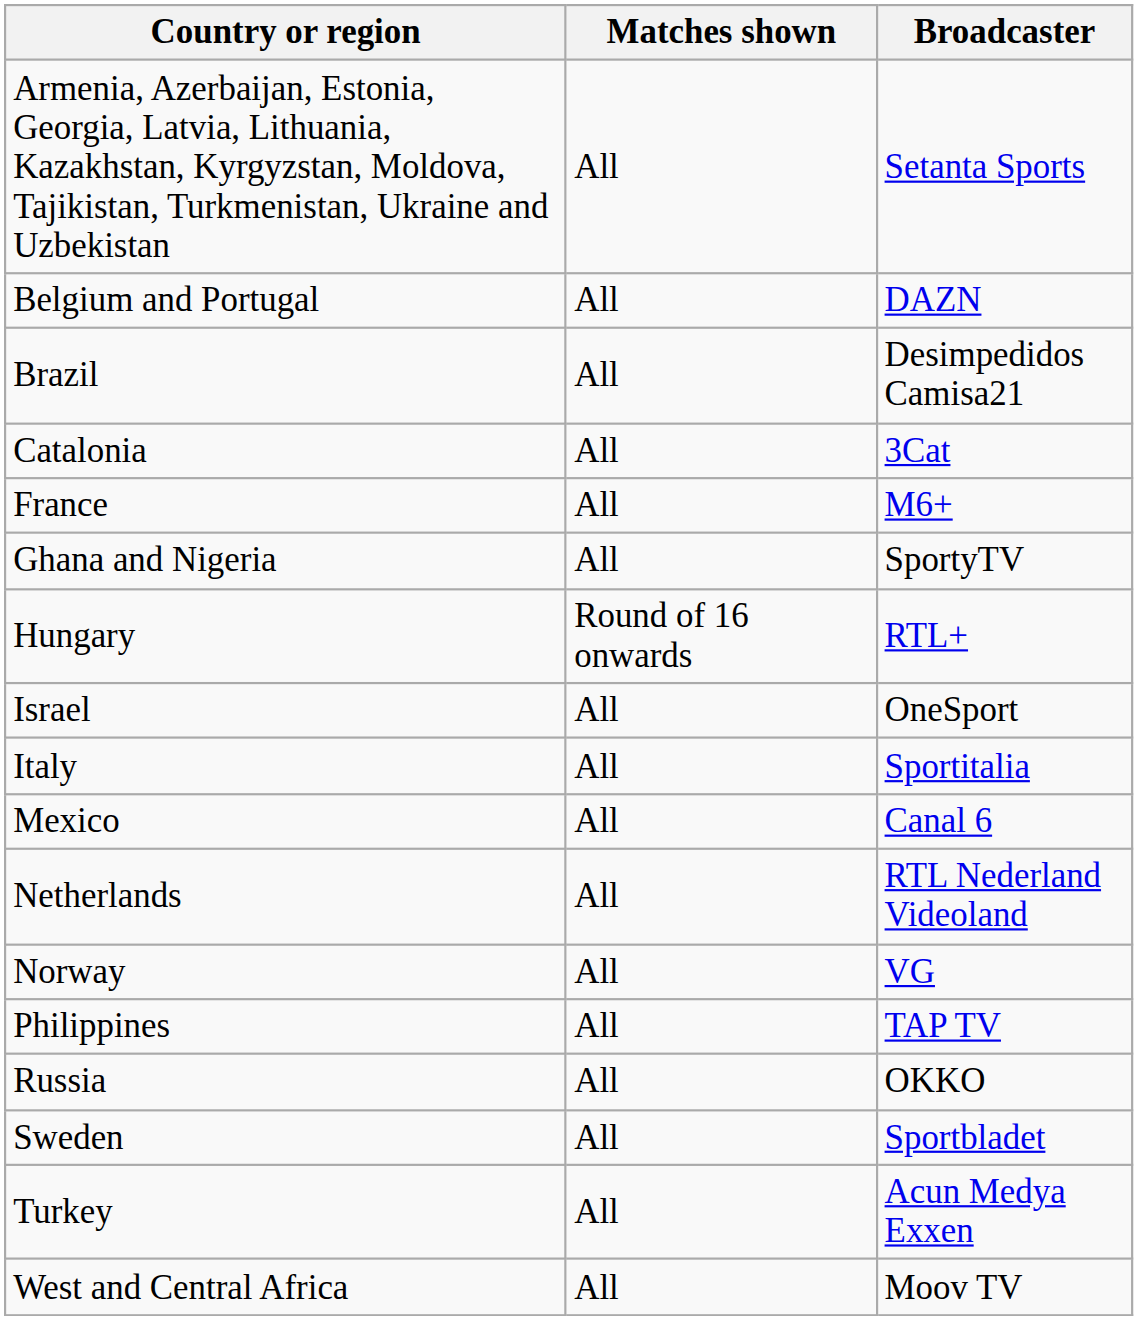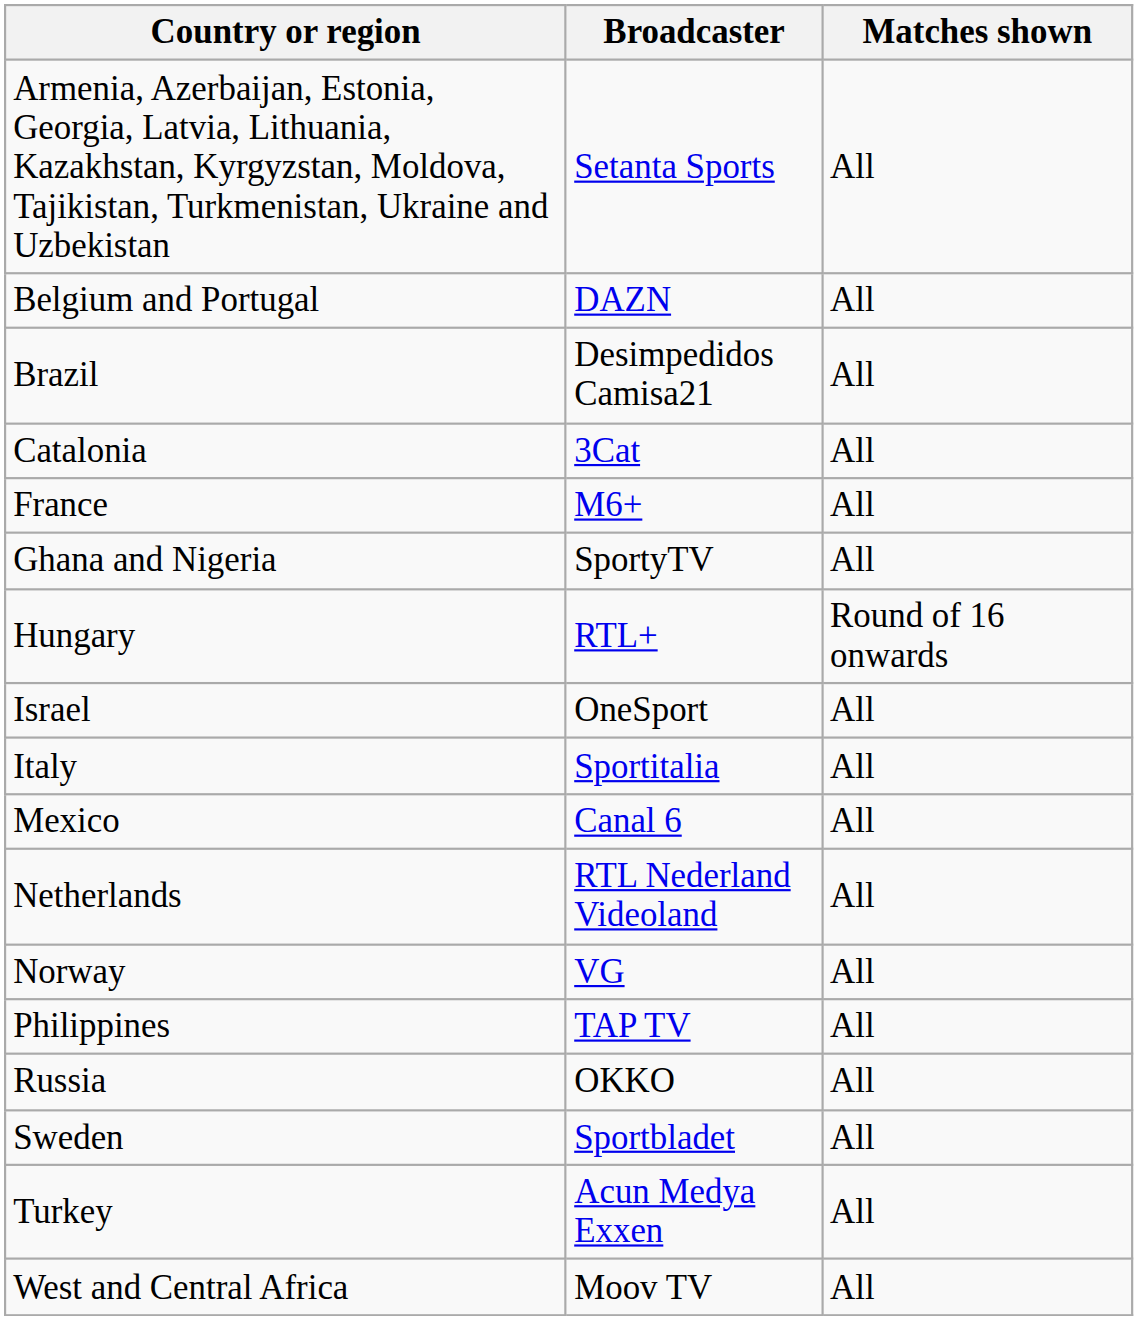columns swapped: (1004, 32) <-> (721, 32)
